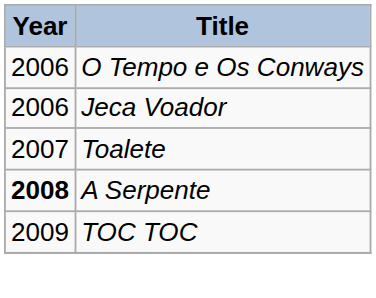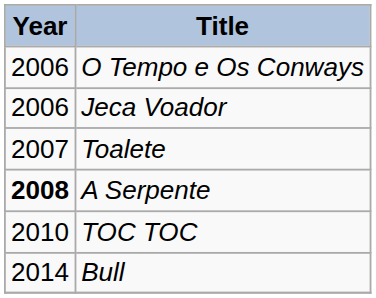(40, 232) 2009 -> (40, 232) 2010
+ row: (103, 273)
